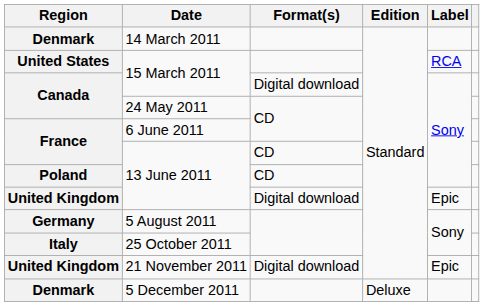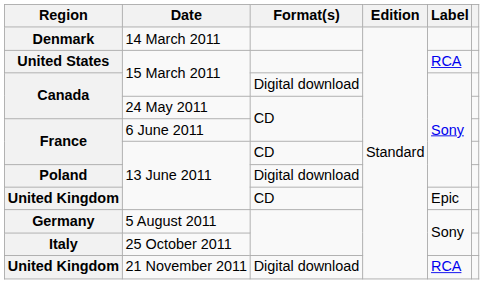(264, 175) CD -> (306, 175) Digital download
(306, 198) Digital download -> (264, 198) CD
(445, 267) Epic -> (446, 267) RCA
- row: (63, 289)
